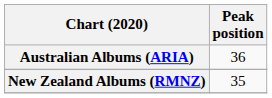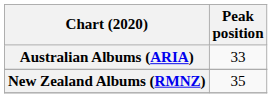(238, 57) 36 -> (238, 57) 33
